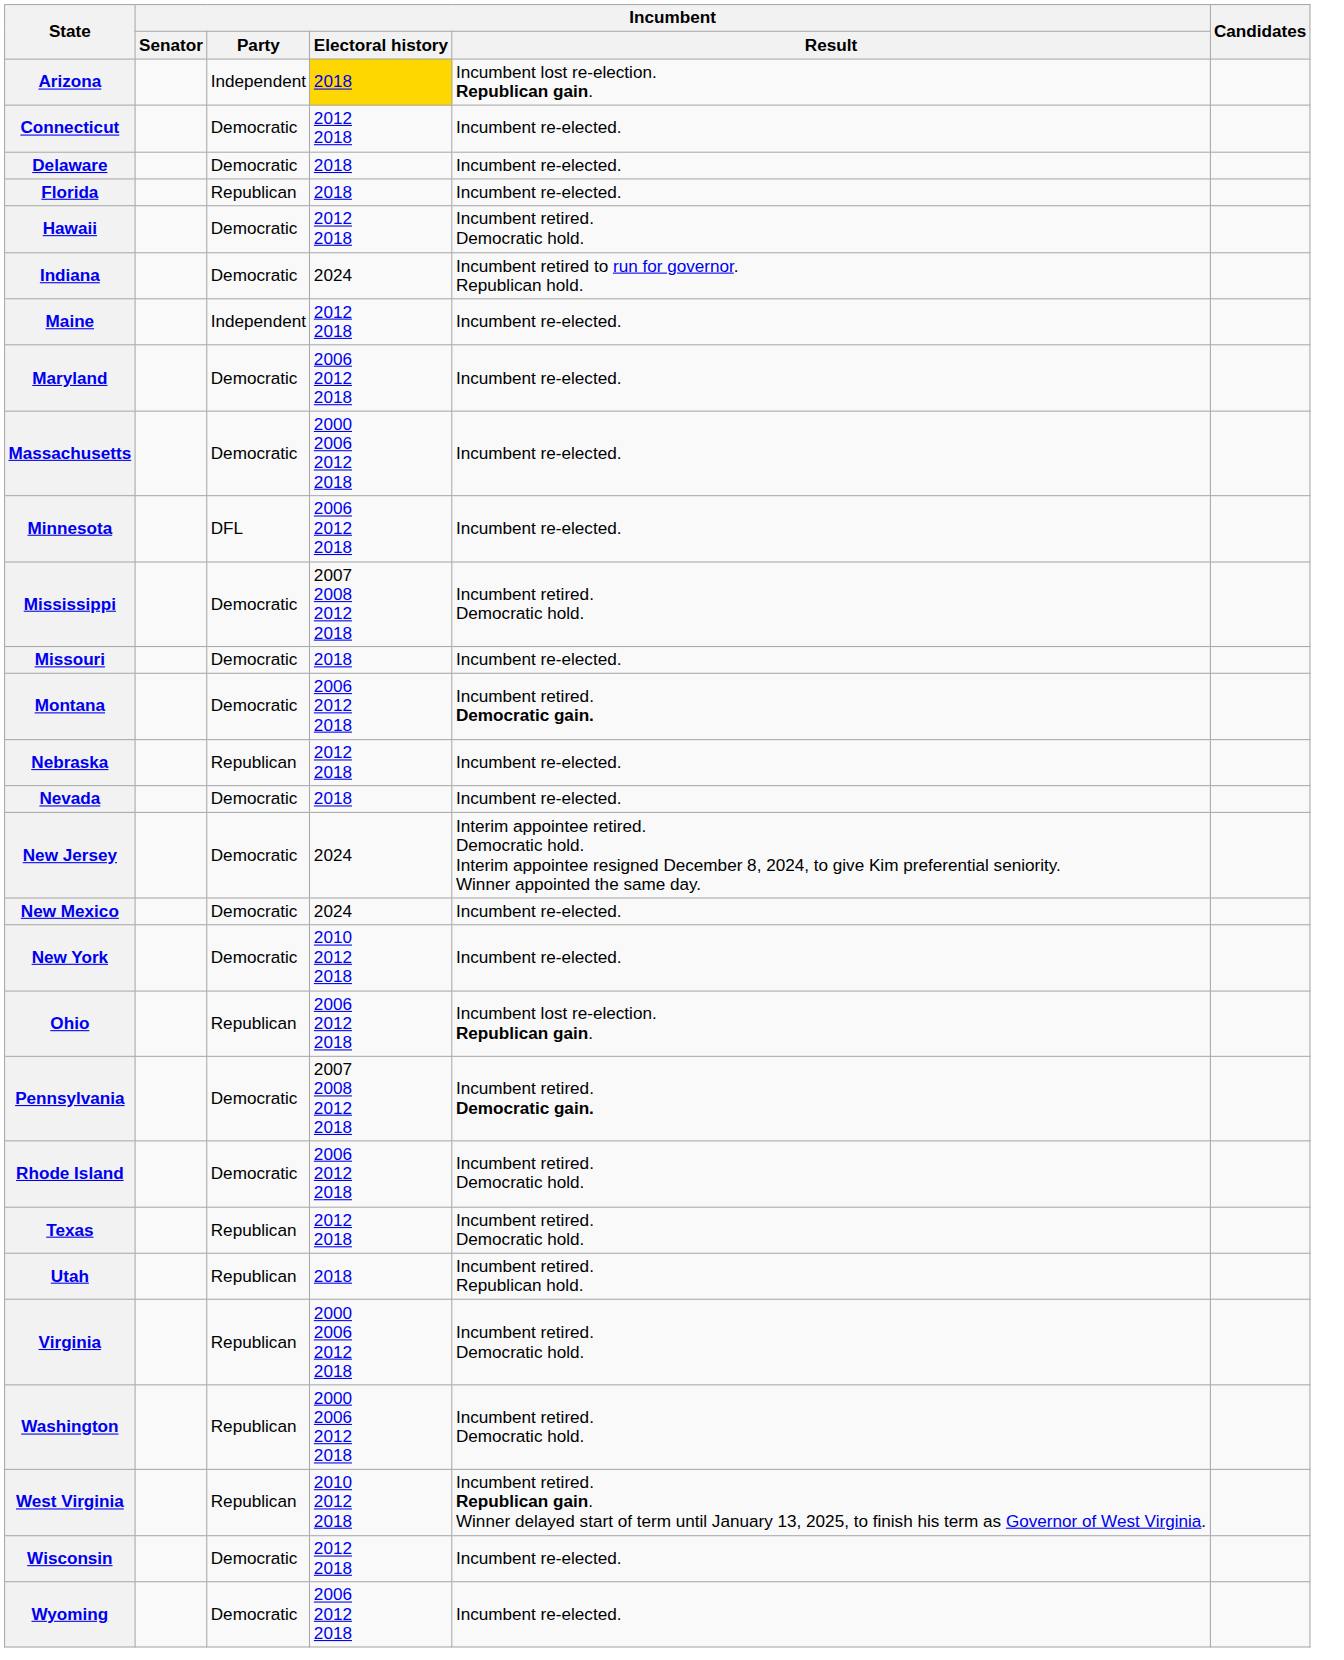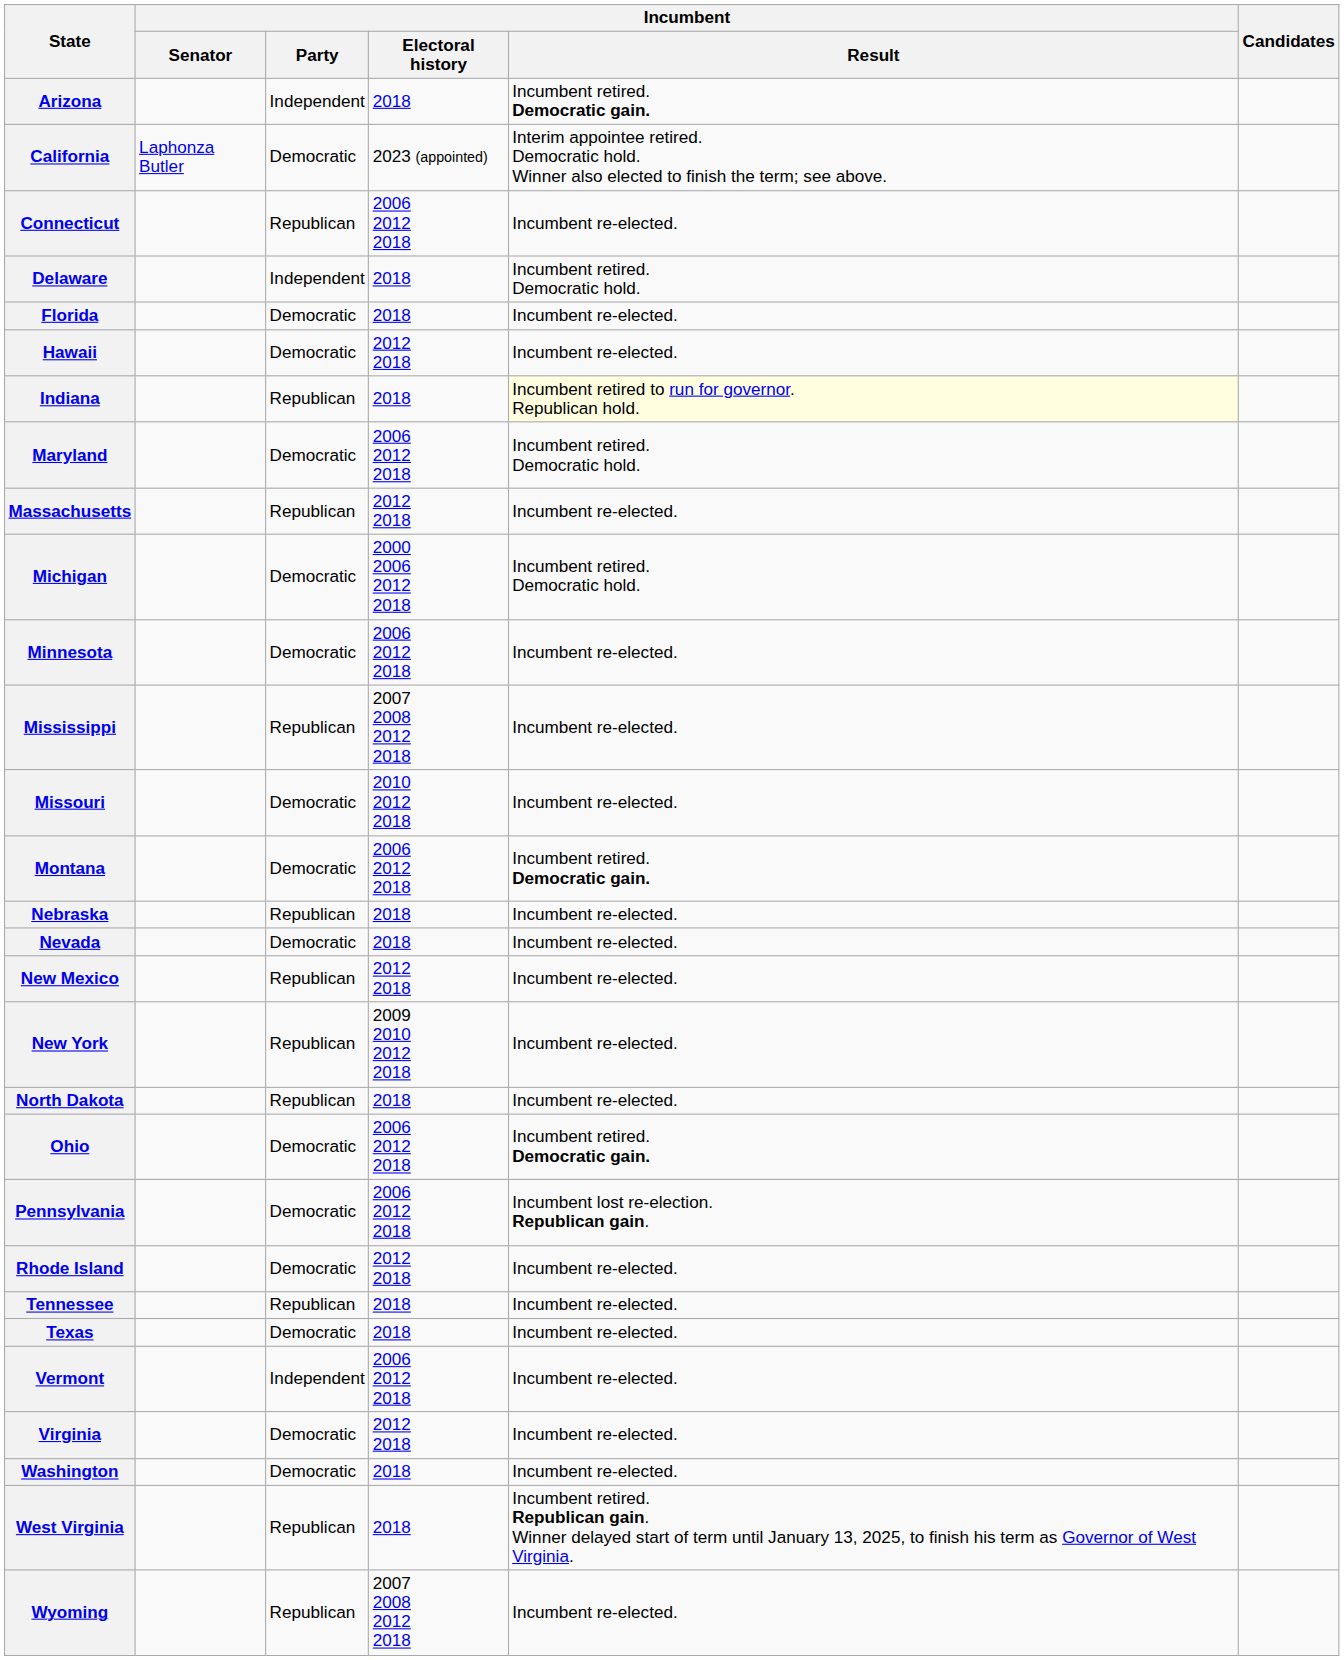(333, 82) gold background -> (392, 101) no background
(556, 82) Incumbent lost re-election. Republican gain. -> (581, 101) Incumbent retired. Democratic gain.
+ row: (70, 157)
(254, 128) Democratic -> (312, 222) Republican
(333, 128) 2012 2018 -> (392, 222) 2006 2012 2018
(254, 165) Democratic -> (317, 279) Independent
(539, 165) Incumbent re-elected. -> (581, 279) Incumbent retired. Democratic hold.
(254, 192) Republican -> (313, 315) Democratic
(525, 229) Incumbent retired. Democratic hold. -> (595, 352) Incumbent re-elected.
(254, 275) Democratic -> (312, 398) Republican
(333, 275) 2024 -> (392, 398) 2018
(597, 275) no background -> (653, 398) lightyellow background
- row: (70, 321)
(539, 377) Incumbent re-elected. -> (581, 455) Incumbent retired. Democratic hold.
(254, 453) Democratic -> (312, 511) Republican
(333, 453) 2000 2006 2012 2018 -> (392, 511) 2012 2018
+ row: (70, 576)
(227, 528) DFL -> (313, 652) Democratic
(254, 603) Democratic -> (312, 727) Republican
(525, 603) Incumbent retired. Democratic hold. -> (595, 727) Incumbent re-elected.
(333, 659) 2018 -> (392, 802) 2010 2012 2018
(333, 762) 2012 2018 -> (392, 914) 2018
- row: (70, 855)
(254, 911) Democratic -> (312, 978) Republican
(333, 911) 2024 -> (392, 978) 2012 2018
(254, 957) Democratic -> (312, 1044) Republican
(333, 957) 2010 2012 2018 -> (392, 1044) 2009 2010 2012 2018
+ row: (70, 1100)
(254, 1023) Republican -> (313, 1146) Democratic
(556, 1023) Incumbent lost re-election. Republican gain. -> (581, 1146) Incumbent retired. Democratic gain.
(333, 1098) 2007 2008 2012 2018 -> (392, 1212) 2006 2012 2018
(525, 1098) Incumbent retired. Democratic gain. -> (613, 1212) Incumbent lost re-election. Republican gain.
(333, 1173) 2006 2012 2018 -> (392, 1268) 2012 2018
(525, 1173) Incumbent retired. Democratic hold. -> (595, 1268) Incumbent re-elected.
+ row: (70, 1305)
(254, 1229) Republican -> (313, 1332) Democratic
(333, 1229) 2012 2018 -> (392, 1332) 2018
(525, 1229) Incumbent retired. Democratic hold. -> (595, 1332) Incumbent re-elected.
- row: (70, 1276)
+ row: (70, 1378)
(254, 1342) Republican -> (313, 1434) Democratic
(333, 1342) 2000 2006 2012 2018 -> (392, 1434) 2012 2018
(525, 1342) Incumbent retired. Democratic hold. -> (595, 1434) Incumbent re-elected.
(254, 1426) Republican -> (313, 1471) Democratic
(333, 1426) 2000 2006 2012 2018 -> (392, 1471) 2018
(525, 1426) Incumbent retired. Democratic hold. -> (595, 1471) Incumbent re-elected.
(333, 1502) 2010 2012 2018 -> (392, 1527) 2018
- row: (70, 1558)
(254, 1614) Democratic -> (312, 1612) Republican
(333, 1614) 2006 2012 2018 -> (392, 1612) 2007 2008 2012 2018
